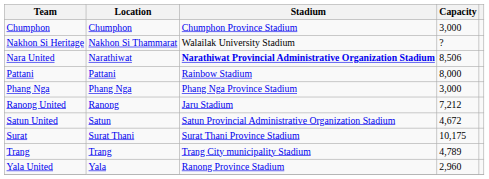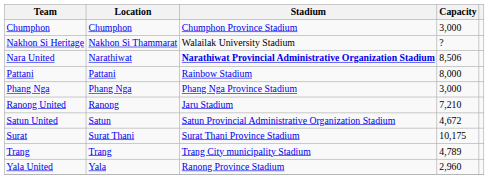(450, 105) 7,212 -> (450, 105) 7,210
